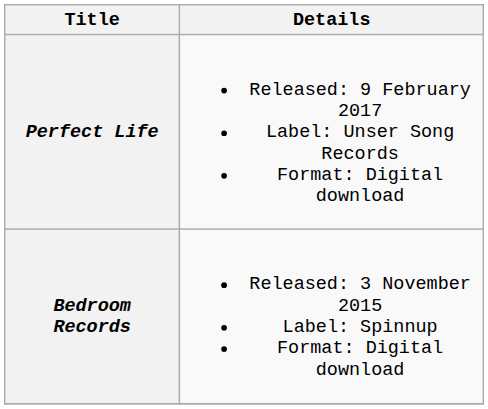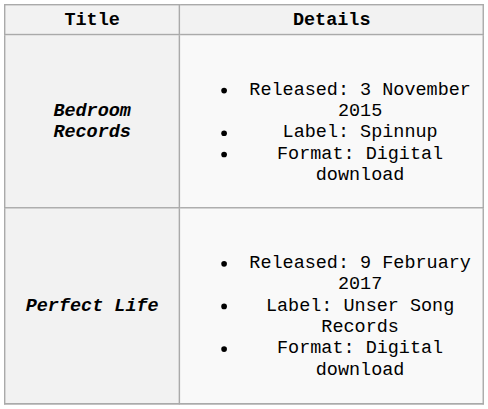rows swapped: (92, 316) <-> (92, 132)
